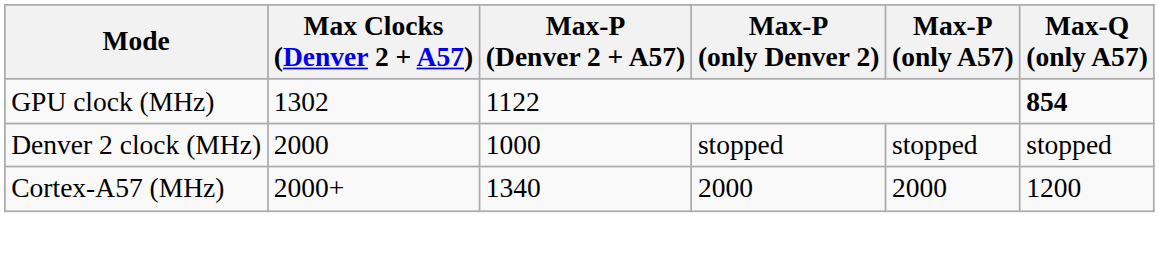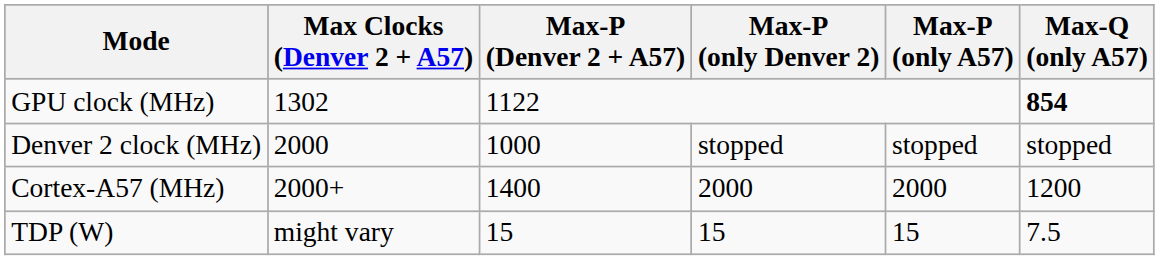(513, 188) 1340 -> (513, 188) 1400
+ row: (62, 231)
